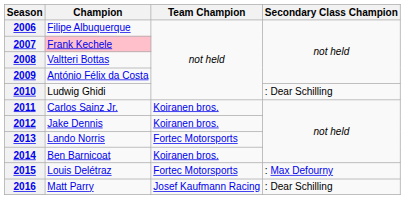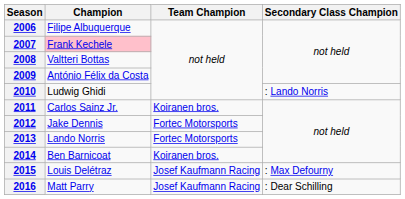(299, 91) : Dear Schilling -> (296, 91) : Lando Norris
(186, 123) Koiranen bros. -> (195, 123) Fortec Motorsports
(195, 171) Fortec Motorsports -> (207, 171) Josef Kaufmann Racing
